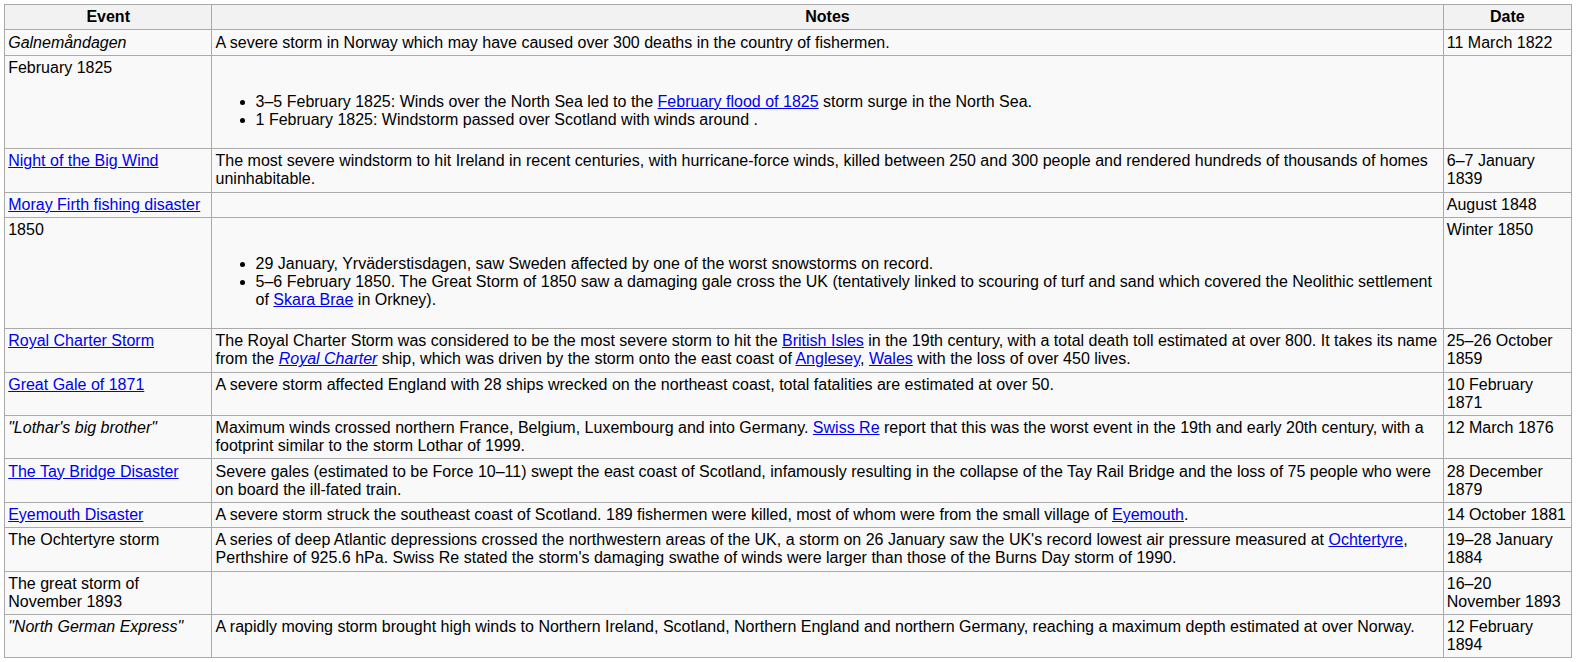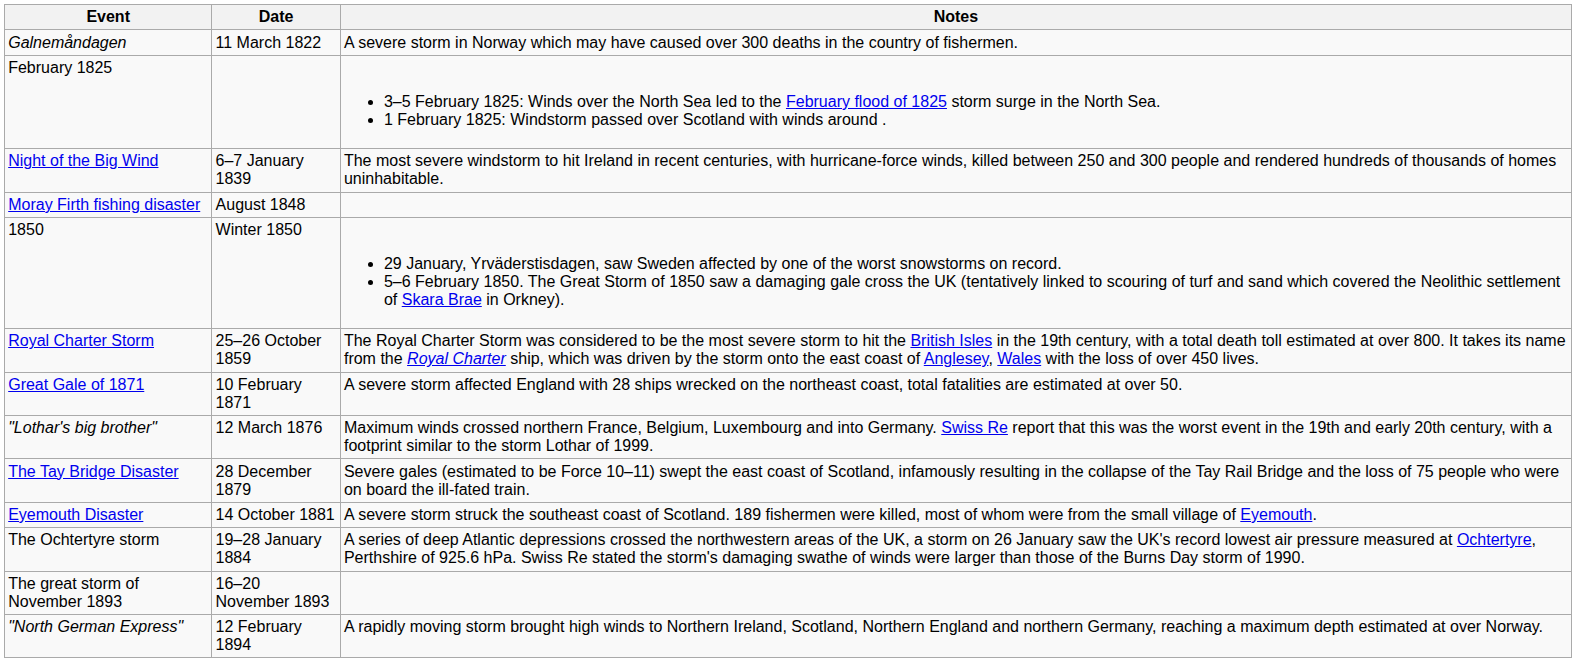columns swapped: (1507, 17) <-> (827, 17)
